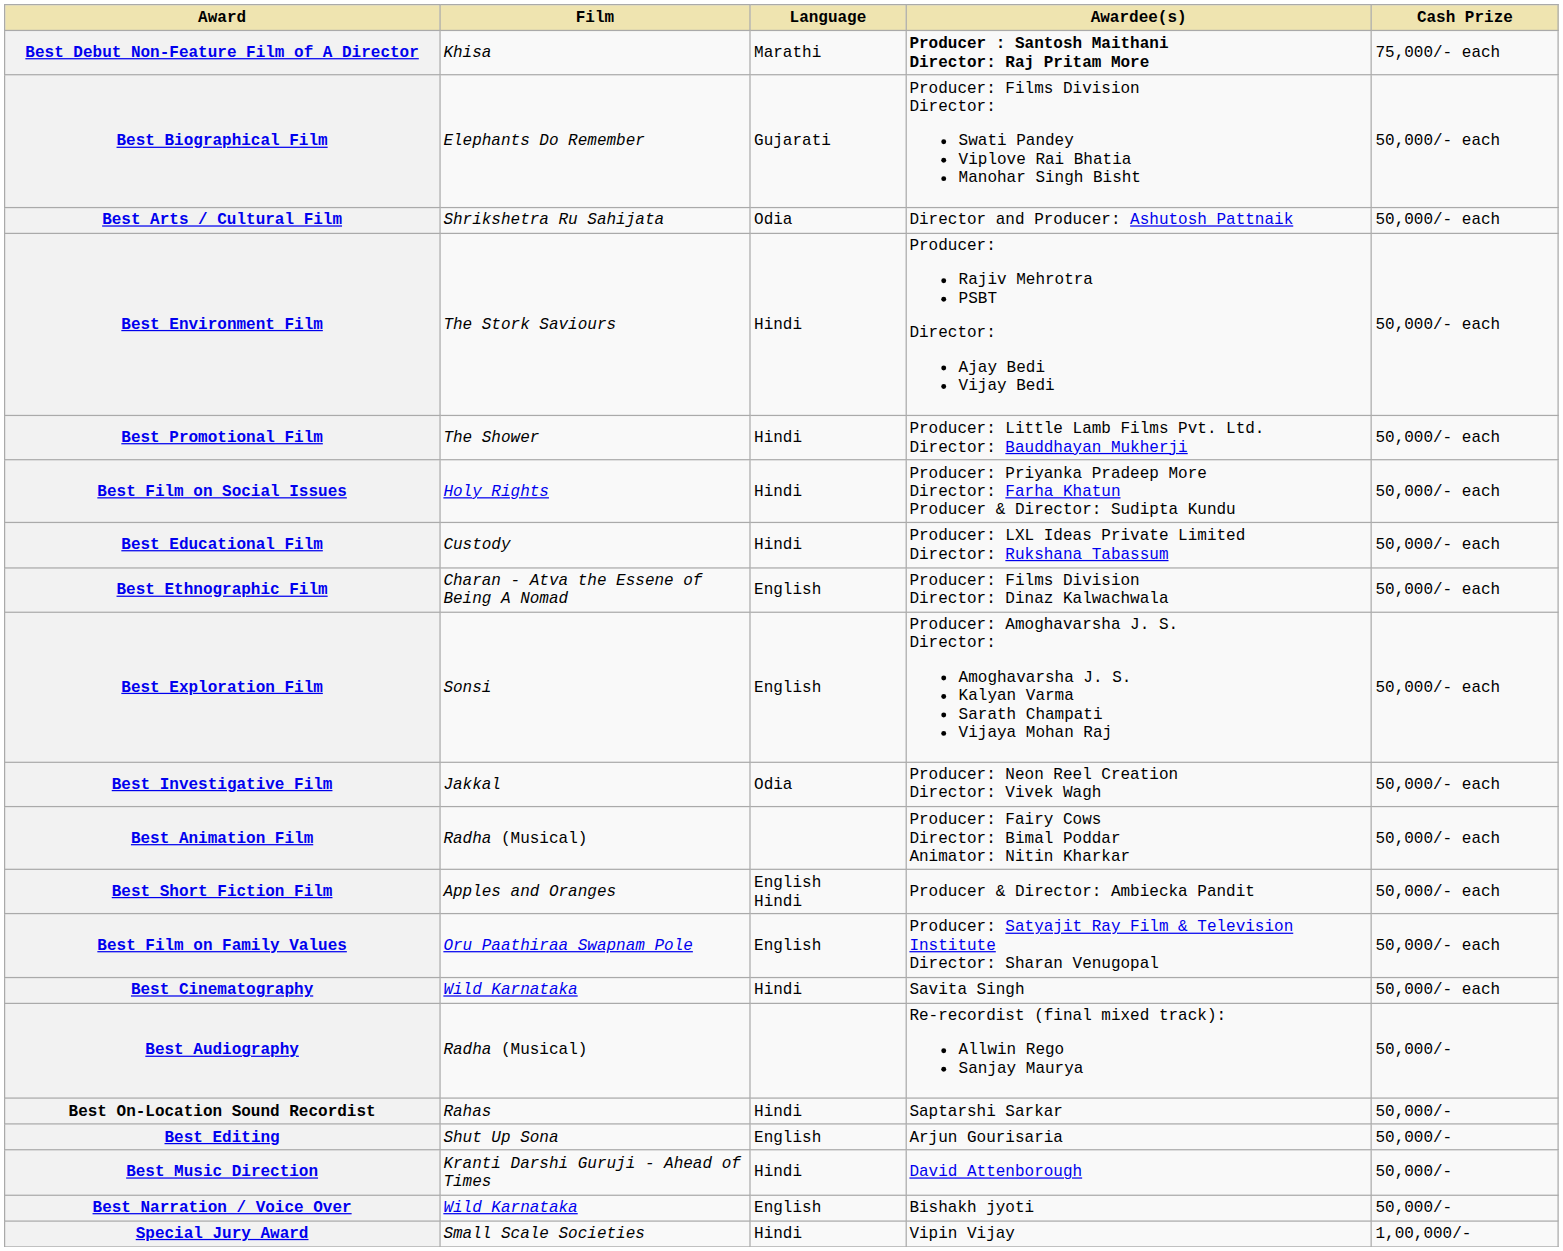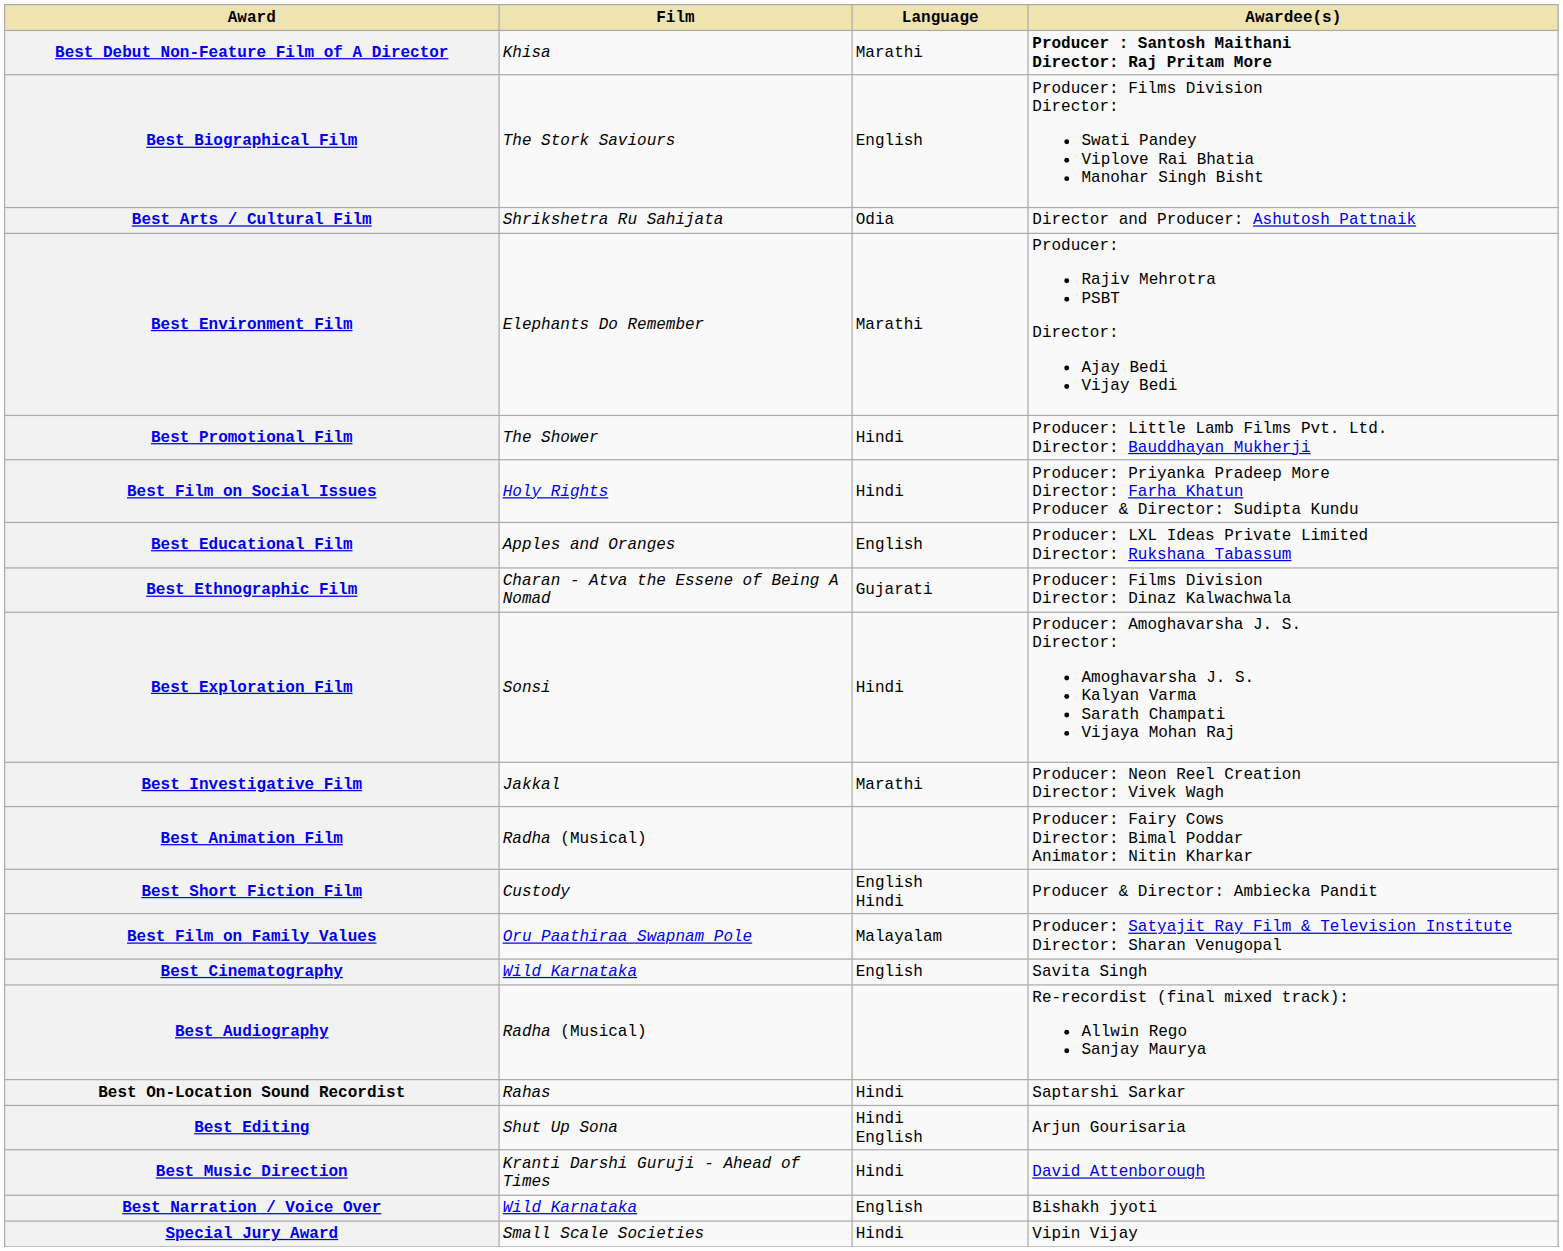- column: (1465, 18)
(544, 141) Elephants Do Remember -> (589, 141) The Stork Saviours
(792, 141) Gujarati -> (889, 141) English
(530, 324) The Stork Saviours -> (603, 324) Elephants Do Remember
(778, 324) Hindi -> (889, 324) Marathi
(477, 545) Custody -> (589, 545) Apples and Oranges
(778, 545) Hindi -> (889, 545) English
(788, 590) English -> (894, 590) Gujarati
(788, 687) English -> (880, 687) Hindi
(773, 784) Odia -> (889, 784) Marathi
(530, 892) Apples and Oranges -> (536, 892) Custody
(788, 946) English -> (899, 936) Malayalam
(778, 990) Hindi -> (889, 972) English
(788, 1137) English -> (889, 1128) Hindi English
